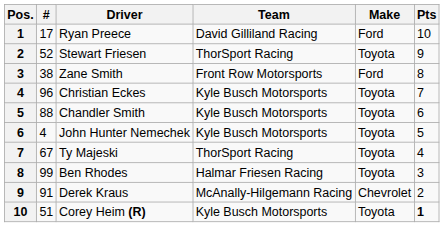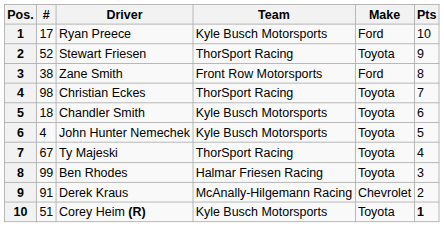(257, 34) David Gilliland Racing -> (261, 34) Kyle Busch Motorsports
(46, 93) 96 -> (46, 93) 98
(261, 93) Kyle Busch Motorsports -> (244, 93) ThorSport Racing
(46, 113) 88 -> (46, 113) 18
